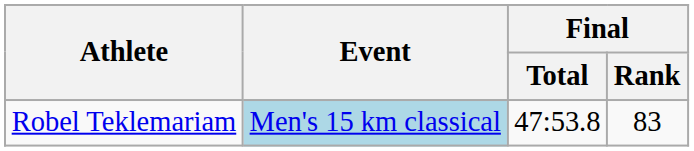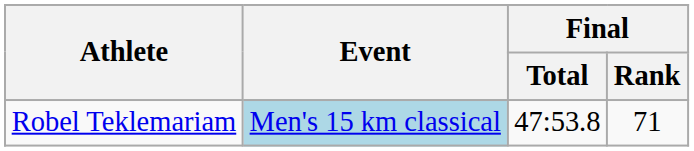(647, 122) 83 -> (647, 122) 71
